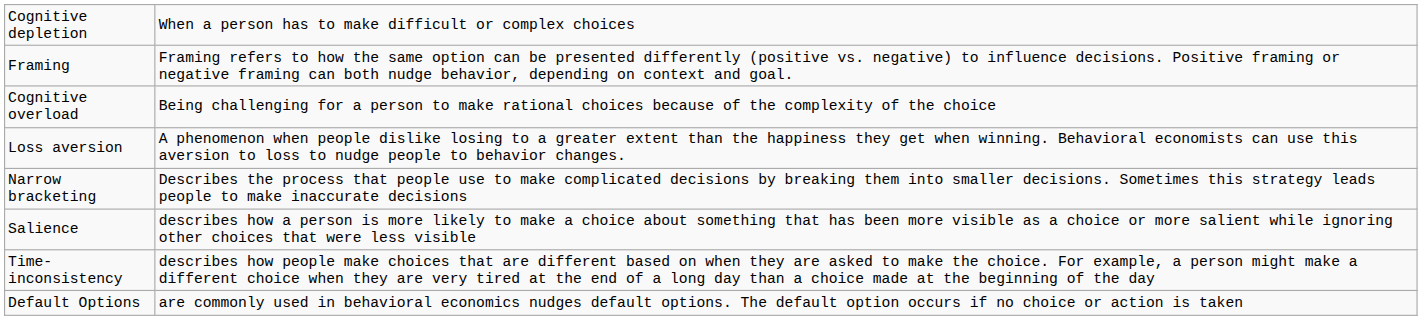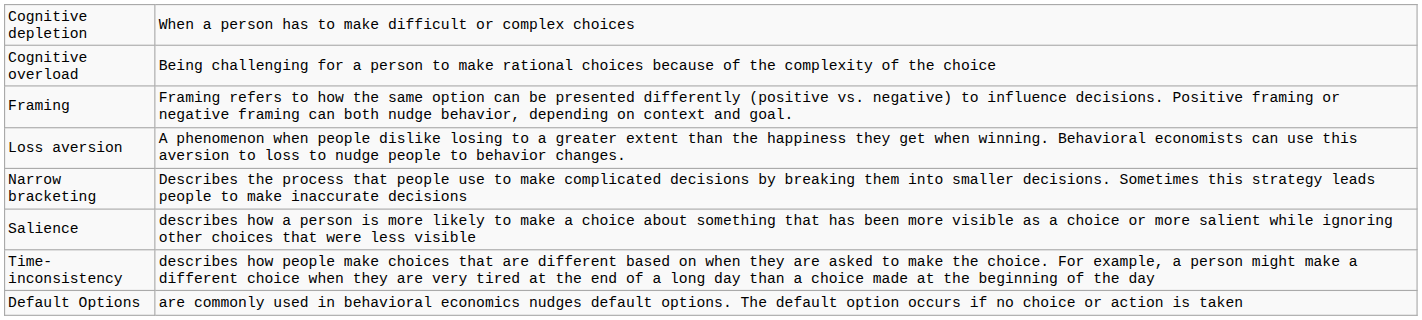rows swapped: (48, 107) <-> (39, 66)
